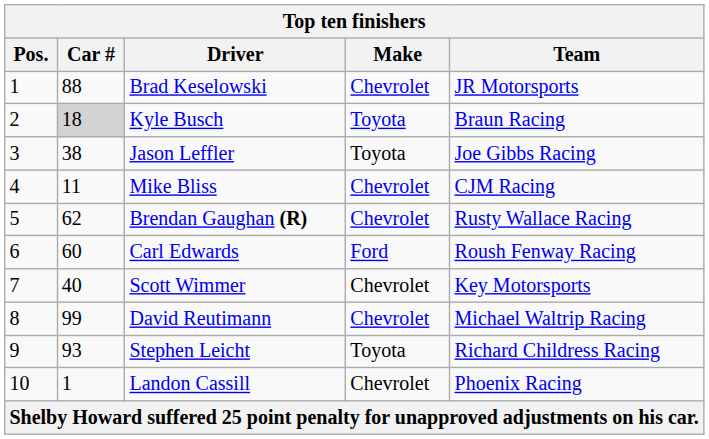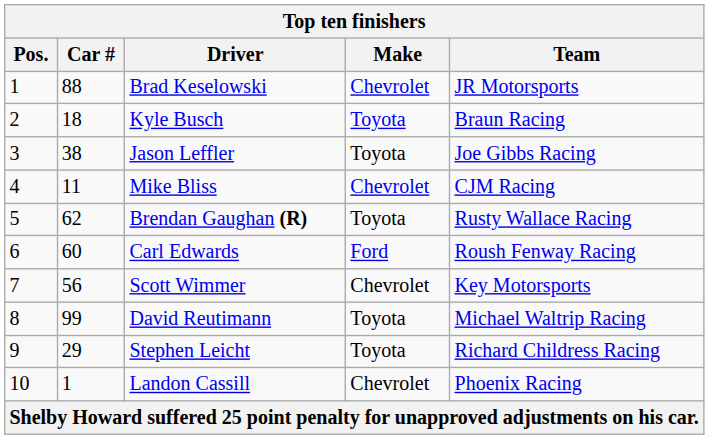(72, 120) lightgrey background -> (72, 120) no background
(390, 219) Chevrolet -> (378, 219) Toyota
(72, 285) 40 -> (72, 285) 56
(390, 318) Chevrolet -> (378, 318) Toyota
(72, 351) 93 -> (72, 351) 29
